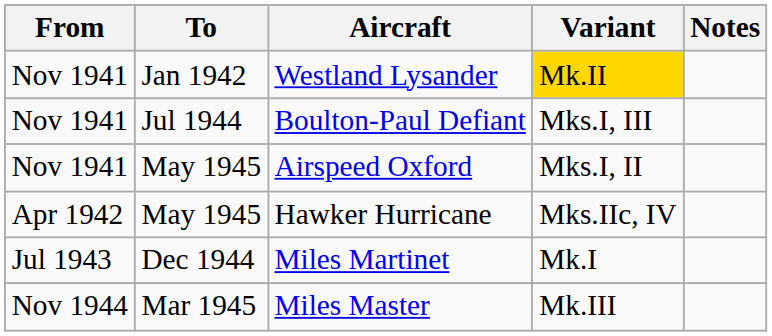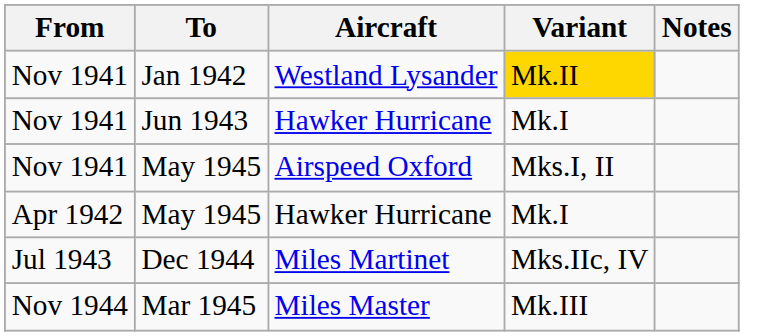+ row: (195, 120)
- row: (192, 120)
(608, 213) Mks.IIc, IV -> (540, 213) Mk.I
(568, 259) Mk.I -> (580, 259) Mks.IIc, IV
